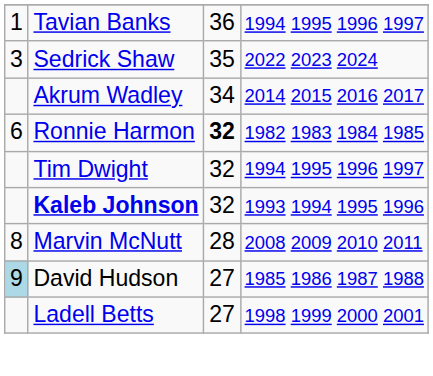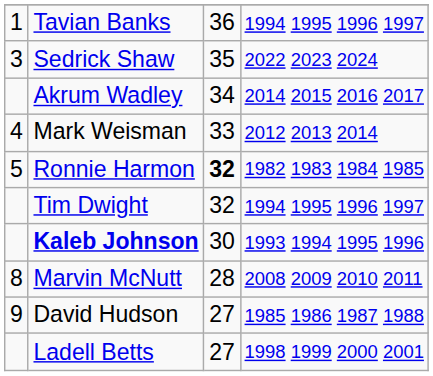+ row: (110, 132)
(16, 132) 6 -> (16, 168) 5
(222, 205) 32 -> (222, 242) 30
(16, 278) lightblue background -> (16, 315) no background
